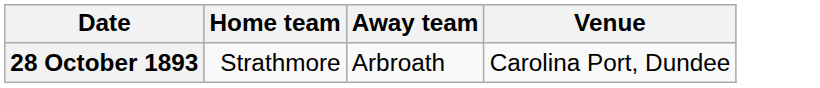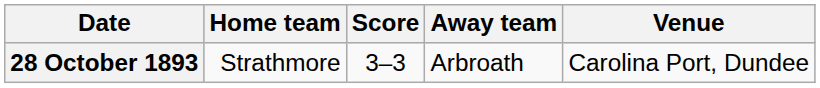+ column: (386, 23)
